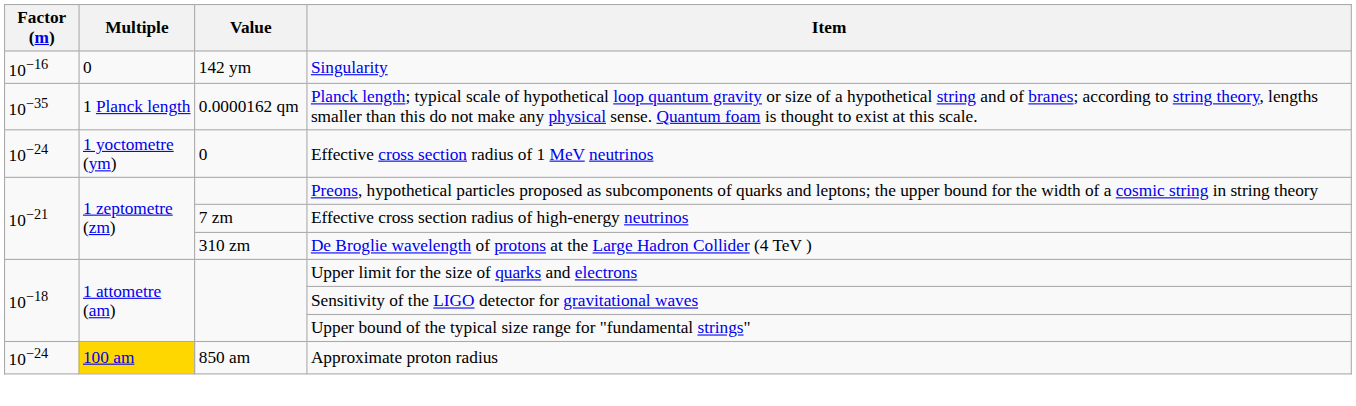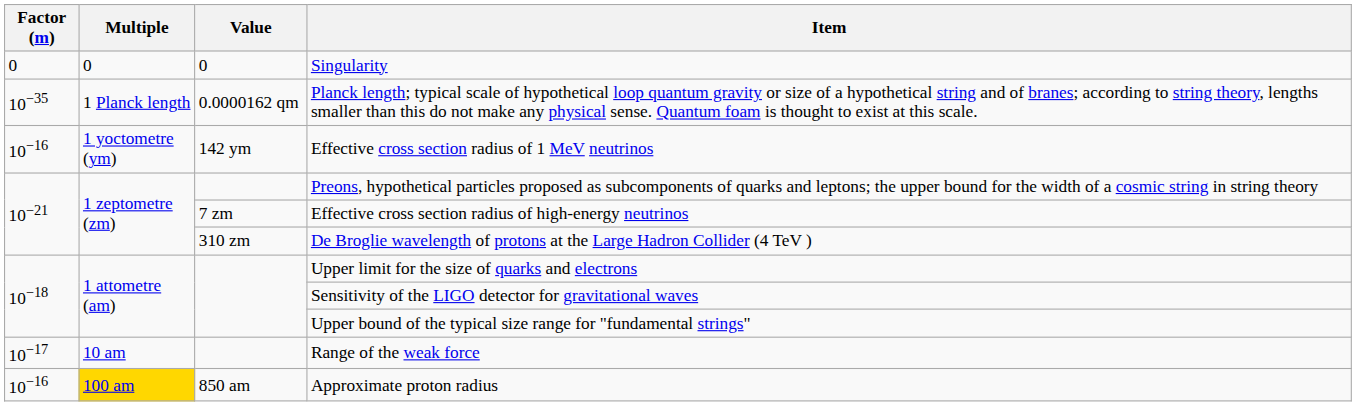(28, 67) 10−16 -> (13, 65) 0
(225, 67) 142 ym -> (203, 65) 0
(28, 153) 10−24 -> (28, 149) 10−16
(203, 153) 0 -> (225, 149) 142 ym
+ row: (395, 352)
(28, 357) 10−24 -> (28, 384) 10−16
